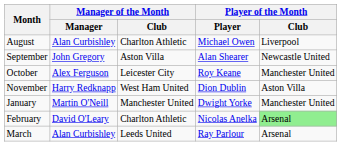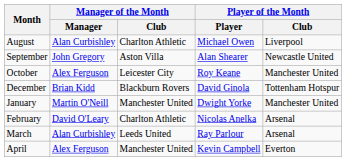- row: (27, 88)
+ row: (26, 88)
(276, 118) lightgreen background -> (280, 118) no background
+ row: (17, 149)
